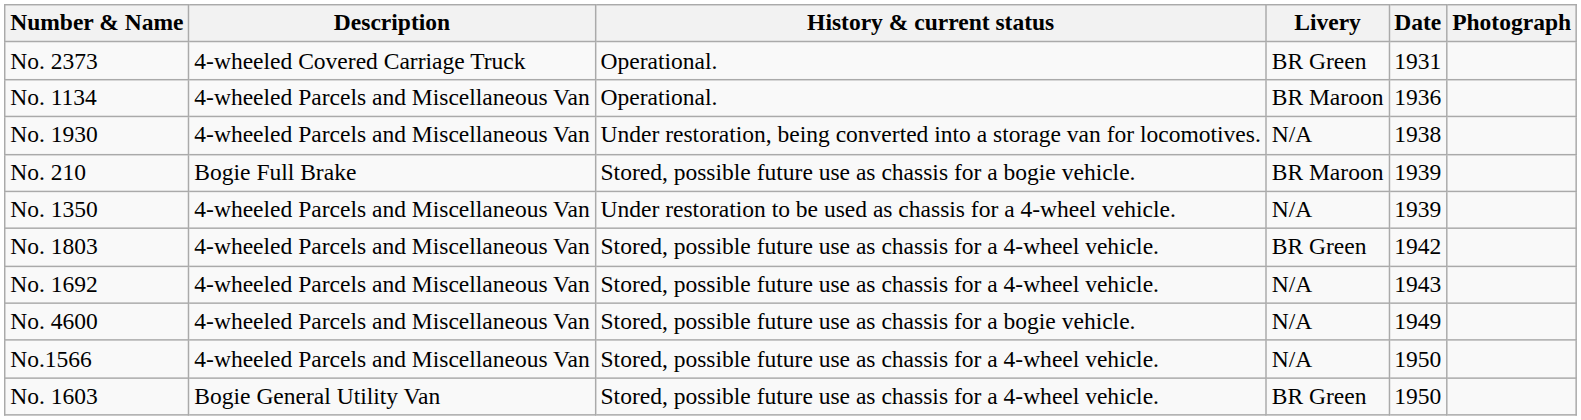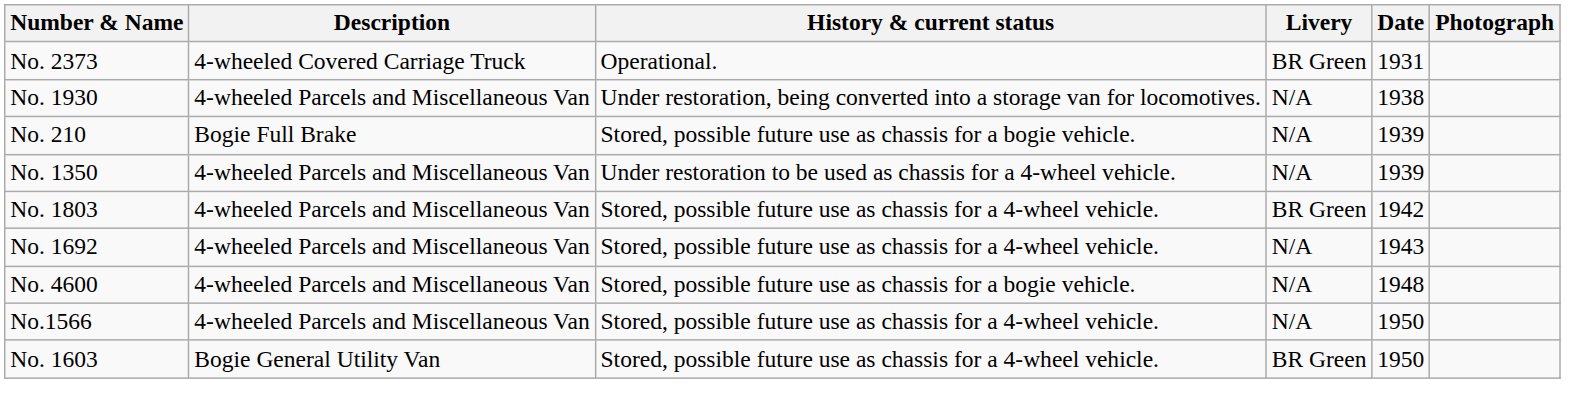- row: (53, 97)
(1328, 172) BR Maroon -> (1292, 135) N/A
(1418, 321) 1949 -> (1401, 284) 1948
